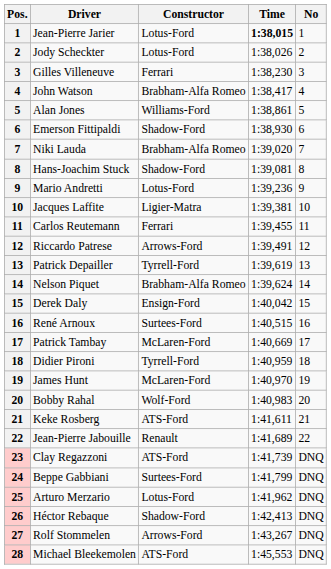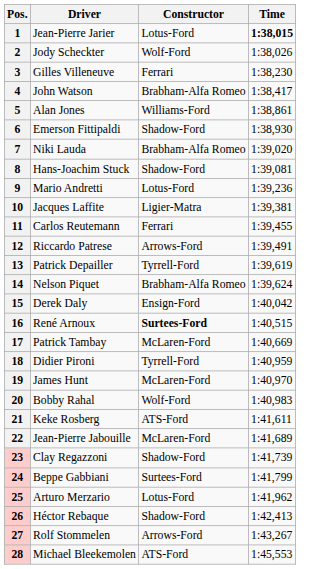- column: (311, 14)
(168, 52) Lotus-Ford -> (166, 52) Wolf-Ford
(172, 323) normal -> (174, 323) bold
(160, 438) Renault -> (176, 438) McLaren-Ford
(165, 458) ATS-Ford -> (173, 458) Shadow-Ford
